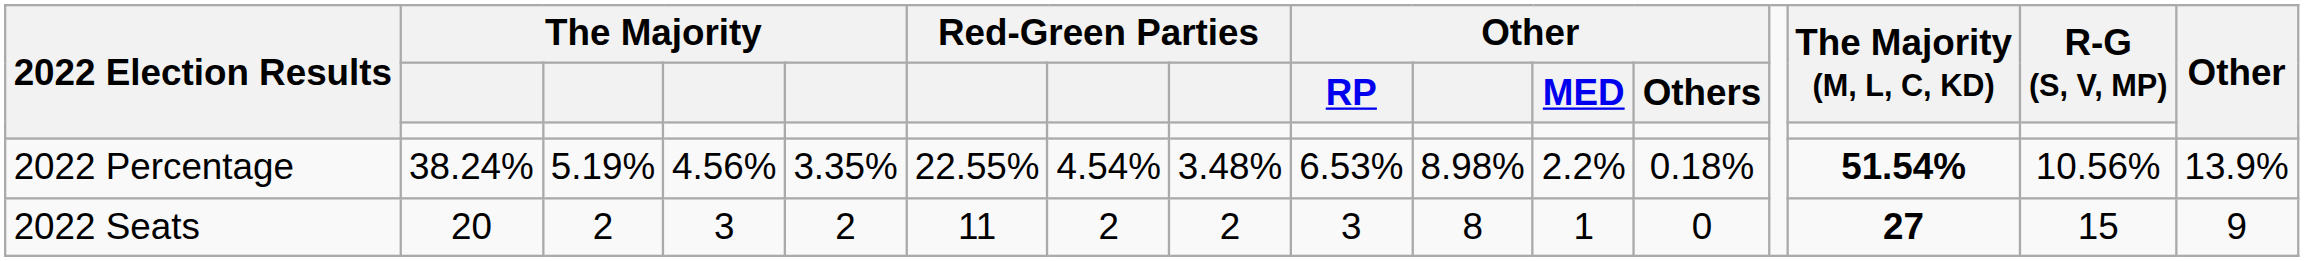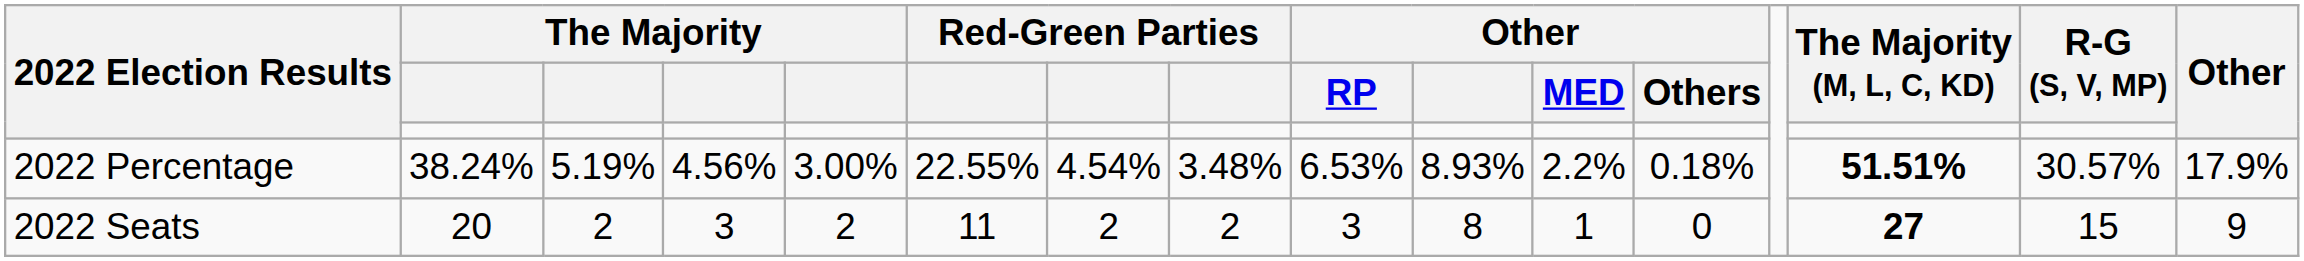(846, 167) 3.35% -> (846, 167) 3.00%
(1473, 167) 8.98% -> (1473, 167) 8.93%
(1904, 167) 51.54% -> (1904, 167) 51.51%
(2098, 167) 10.56% -> (2098, 167) 30.57%
(2237, 167) 13.9% -> (2237, 167) 17.9%
